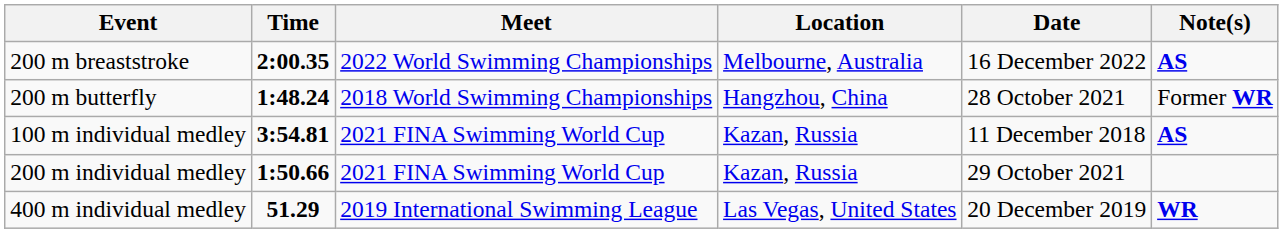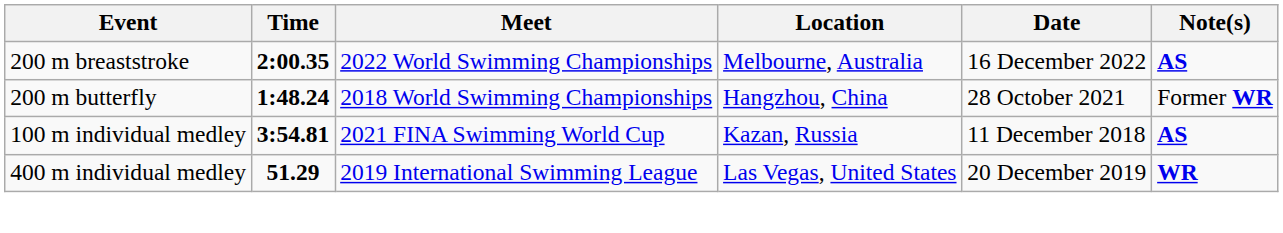- row: (128, 172)
